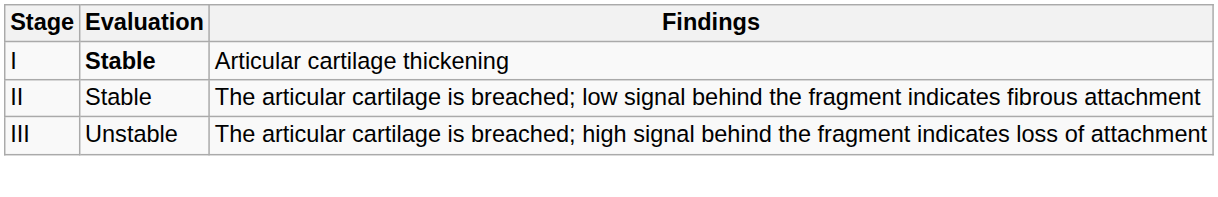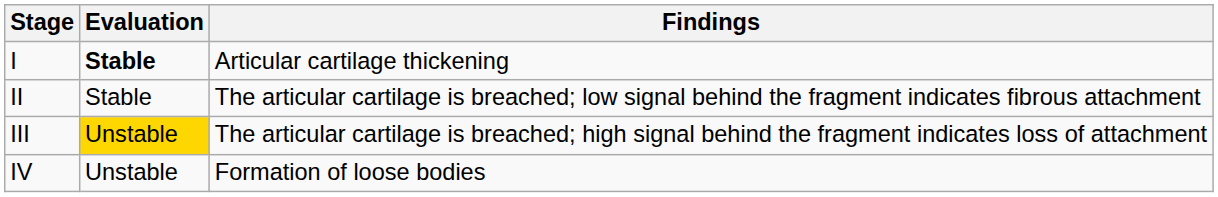(131, 135) no background -> (131, 135) gold background
+ row: (21, 172)
